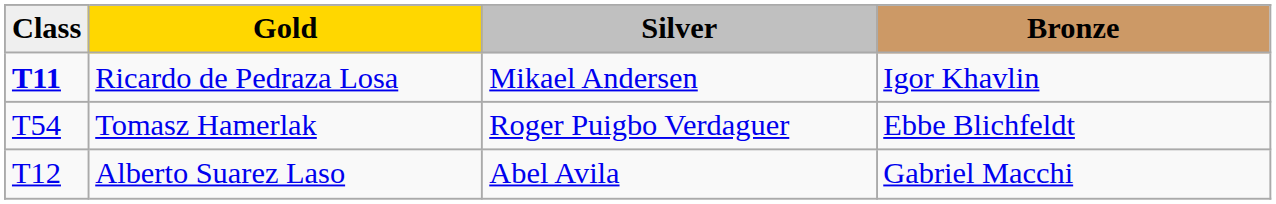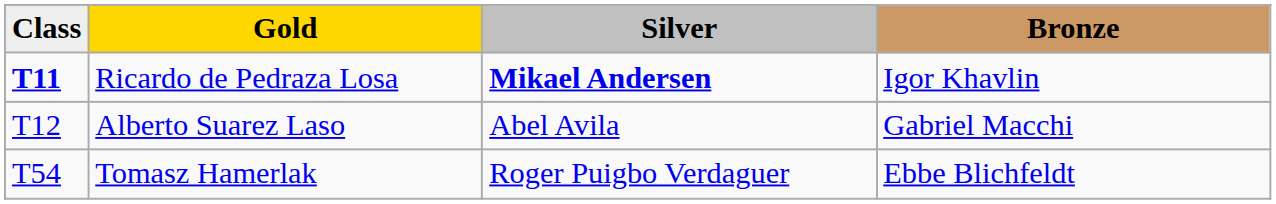(594, 76) normal -> (600, 76) bold
rows swapped: (220, 173) <-> (206, 125)
